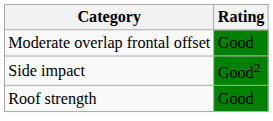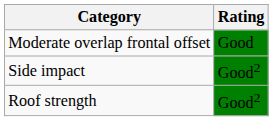(236, 98) Good -> (239, 100) Good2
